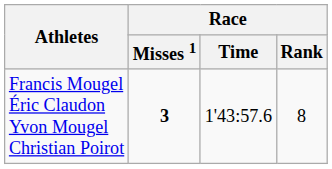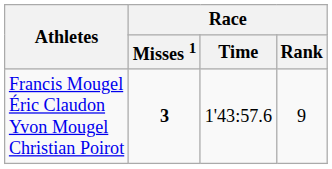(302, 116) 8 -> (302, 116) 9
